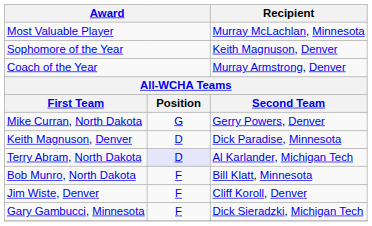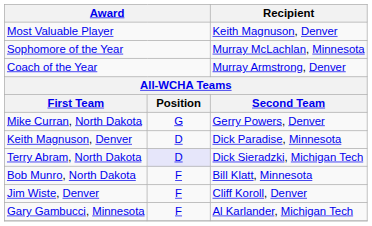(289, 31) Murray McLachlan, Minnesota -> (275, 31) Keith Magnuson, Denver
(275, 49) Keith Magnuson, Denver -> (289, 49) Murray McLachlan, Minnesota
(283, 157) Al Karlander, Michigan Tech -> (288, 157) Dick Sieradzki, Michigan Tech
(288, 211) Dick Sieradzki, Michigan Tech -> (283, 211) Al Karlander, Michigan Tech
